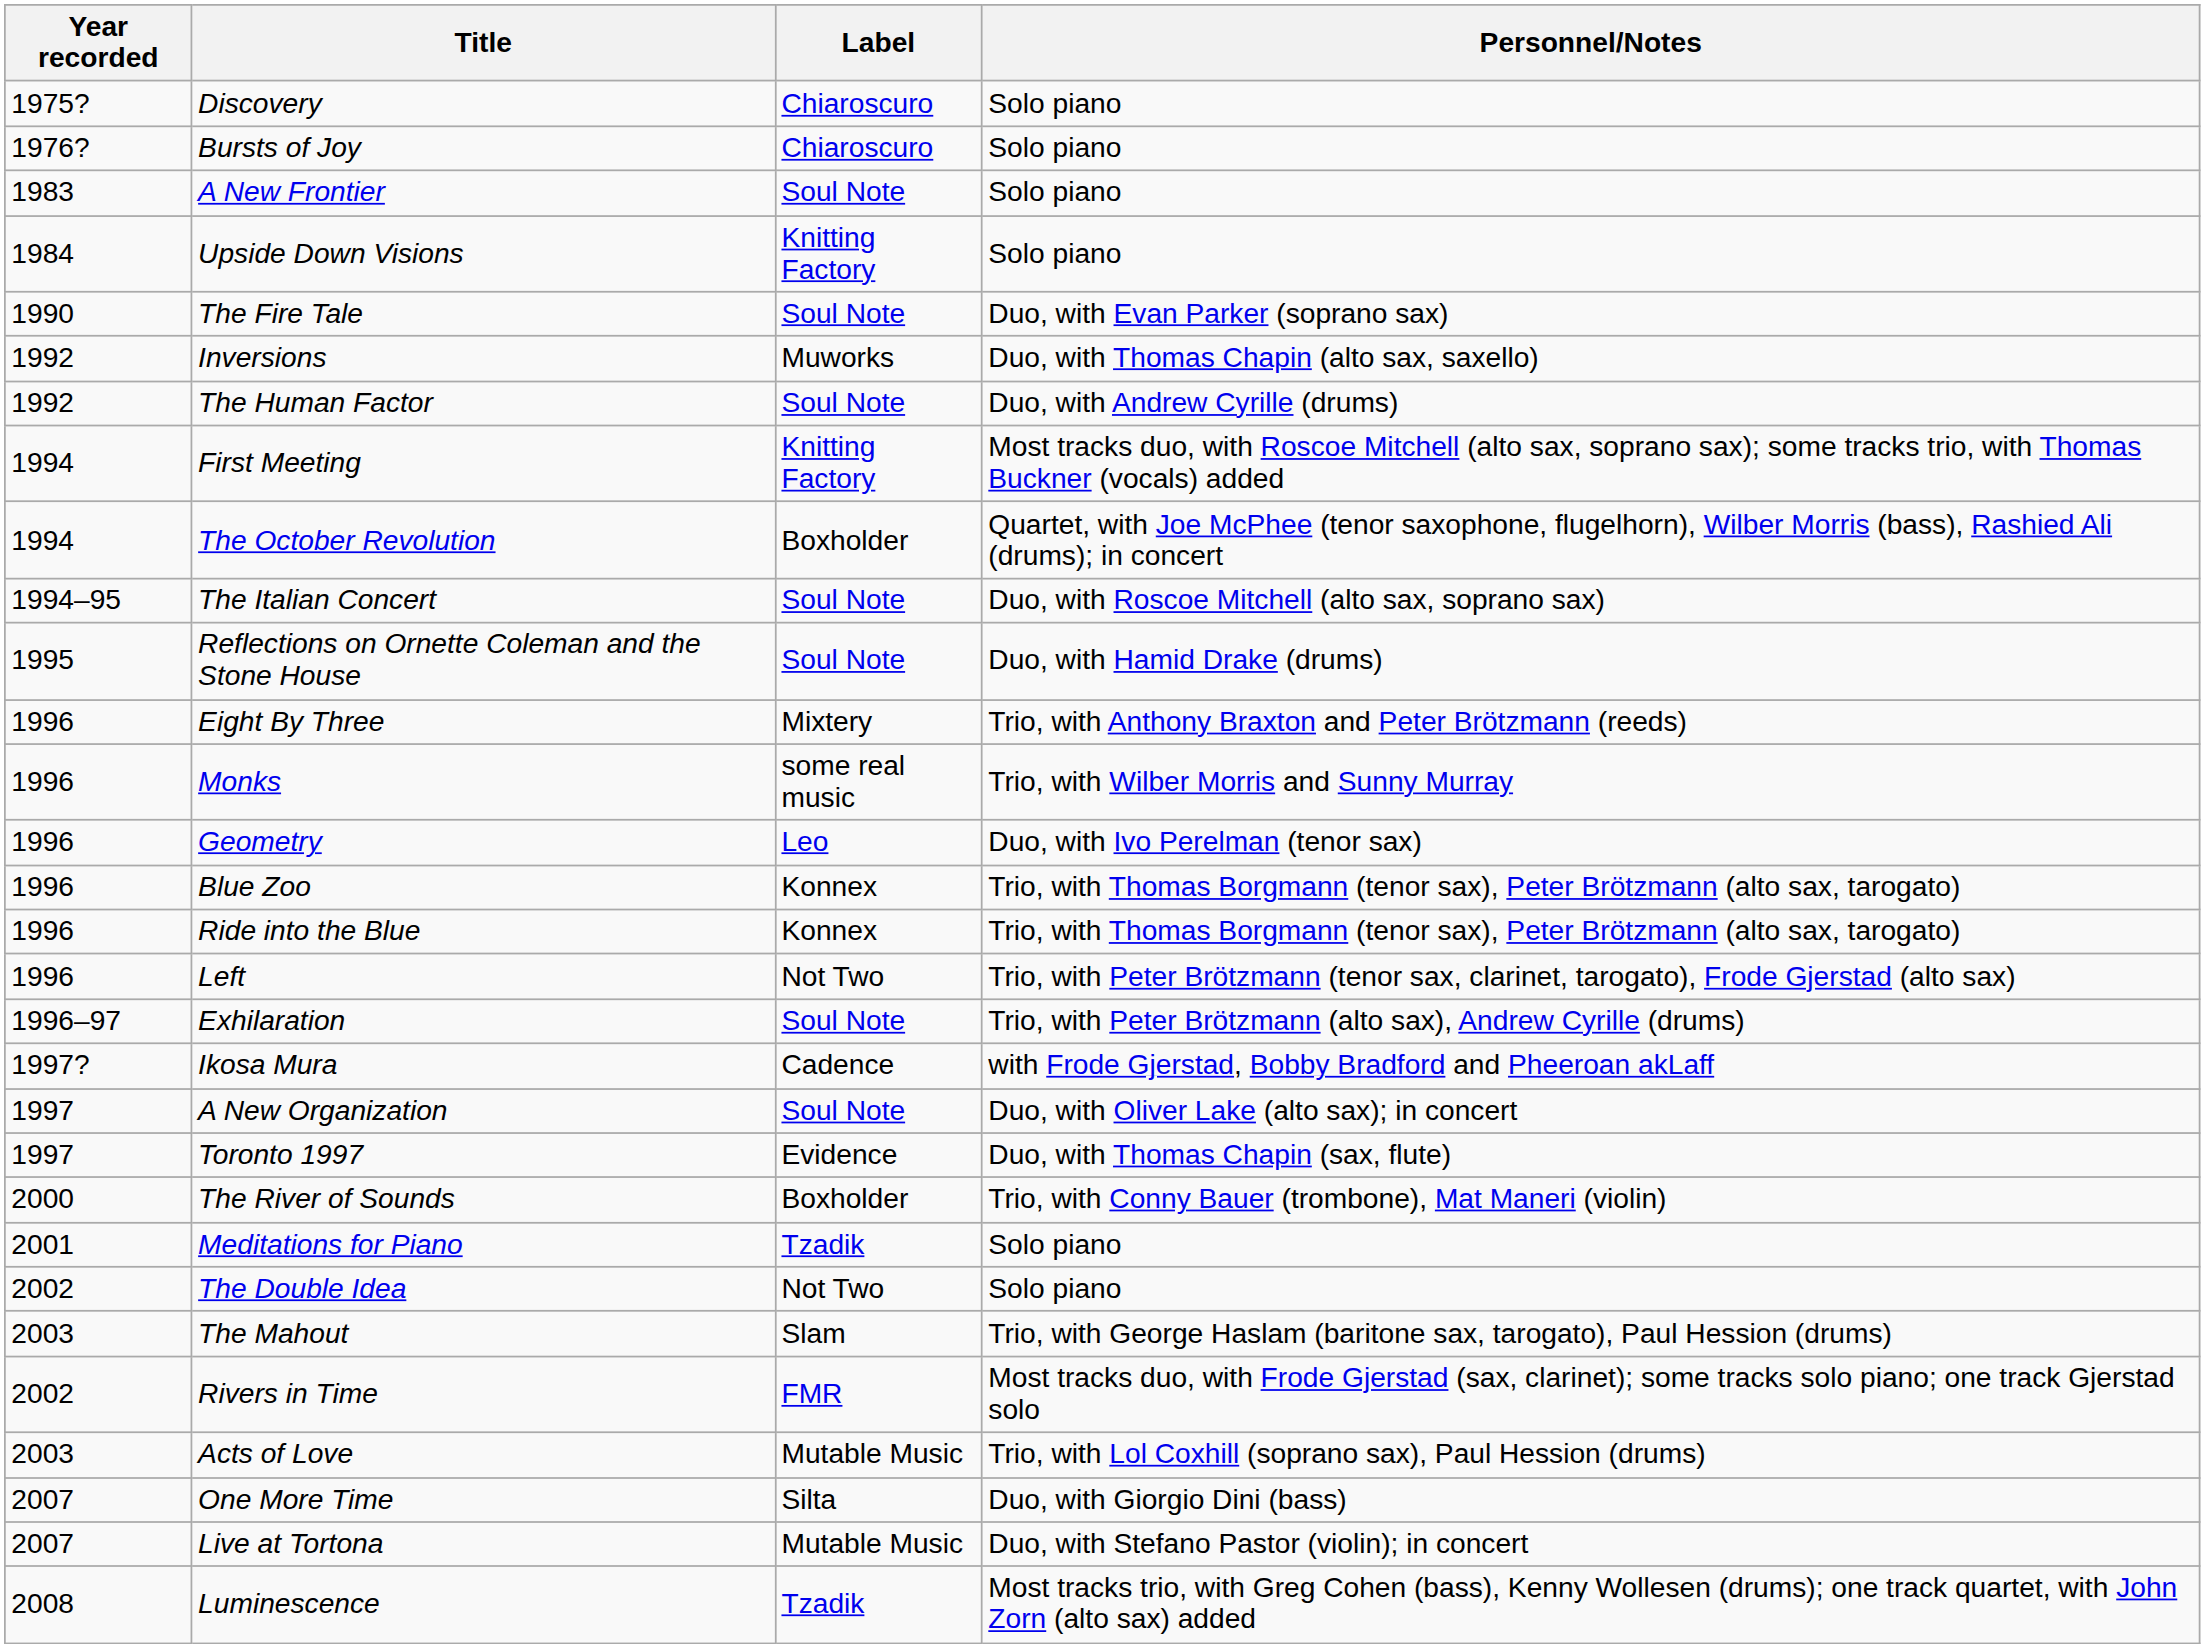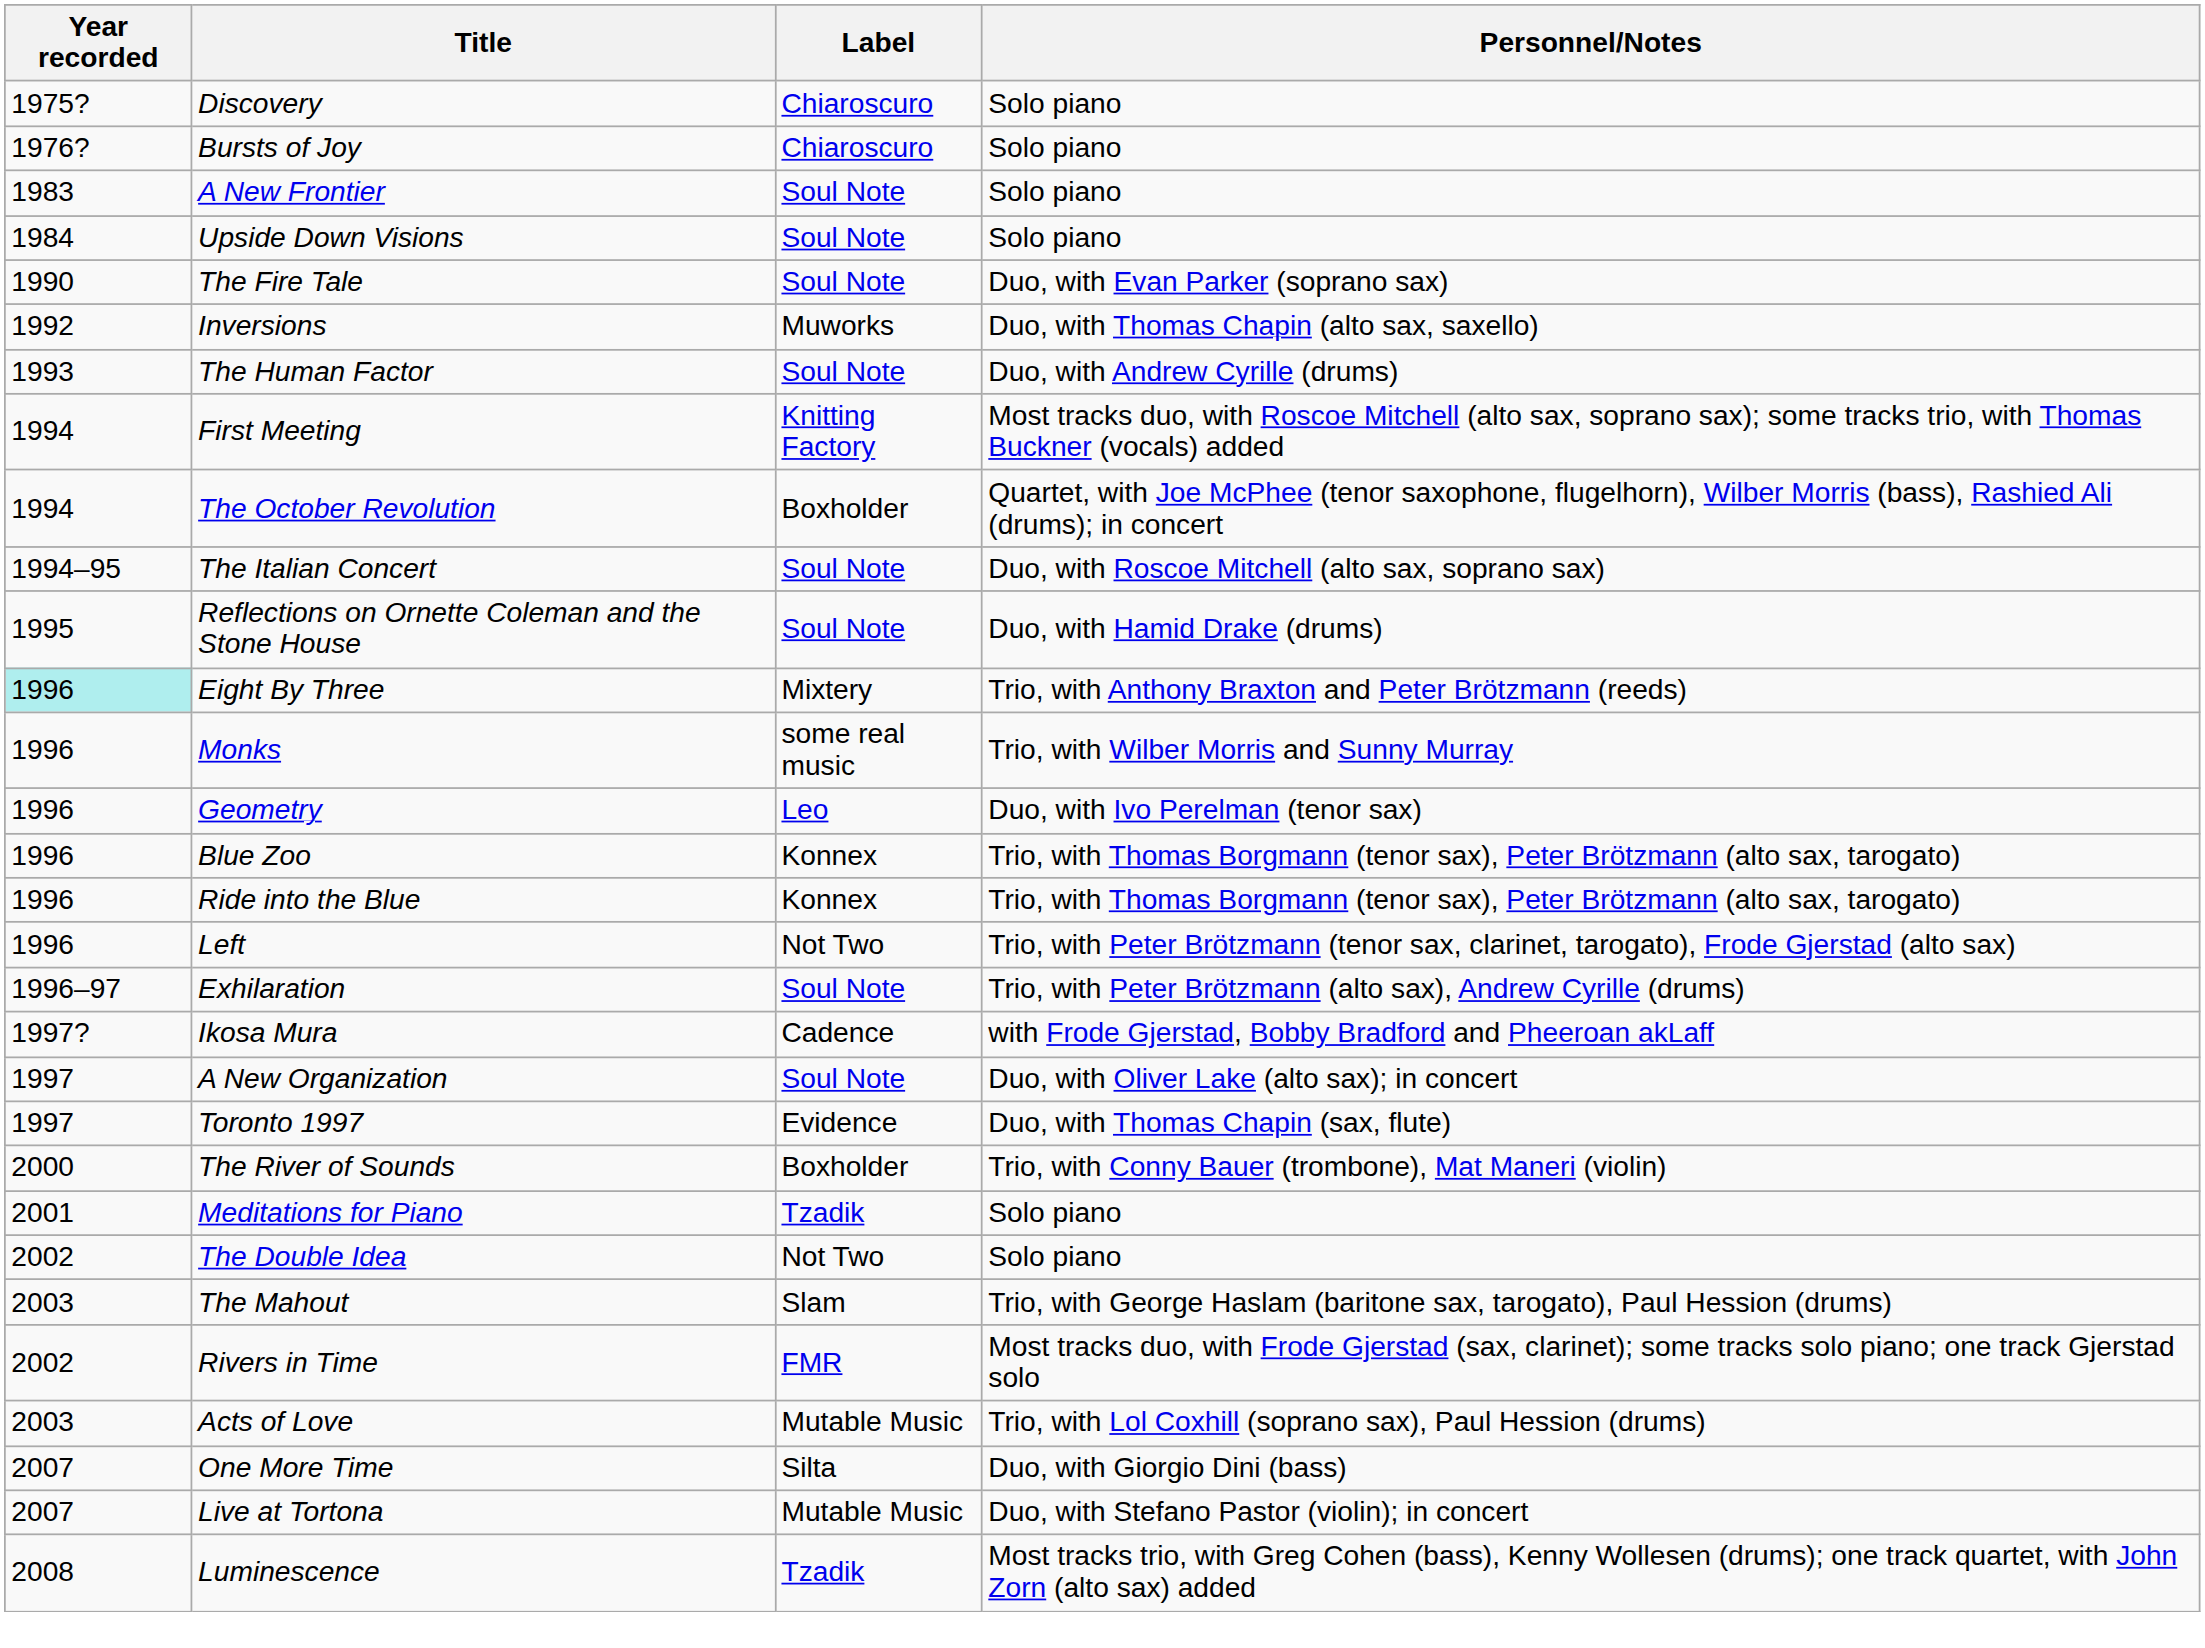(828, 252) Knitting Factory -> (843, 237) Soul Note
(43, 402) 1992 -> (43, 371) 1993
(43, 721) no background -> (43, 689) paleturquoise background
